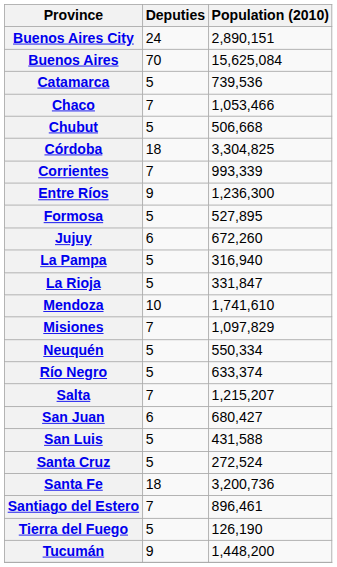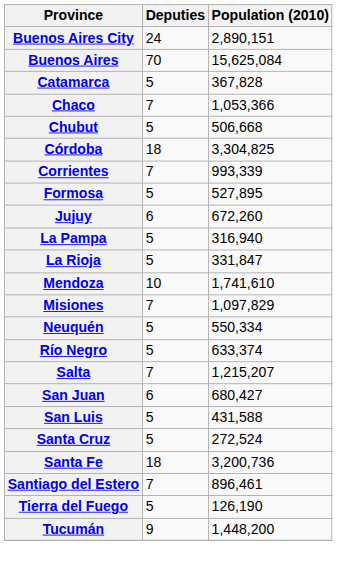(237, 82) 739,536 -> (237, 82) 367,828
(243, 104) 1,053,466 -> (243, 104) 1,053,366
- row: (73, 194)
